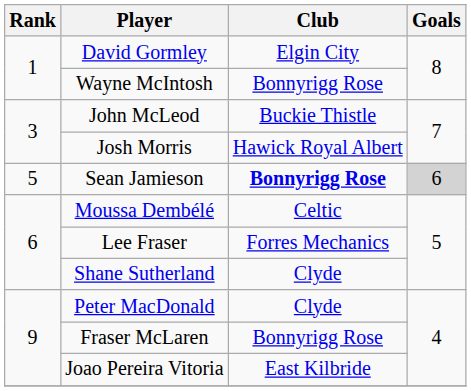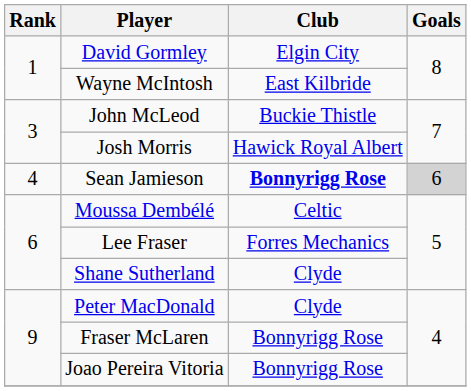(318, 83) Bonnyrigg Rose -> (318, 83) East Kilbride
(33, 178) 5 -> (33, 178) 4
(318, 369) East Kilbride -> (318, 369) Bonnyrigg Rose
